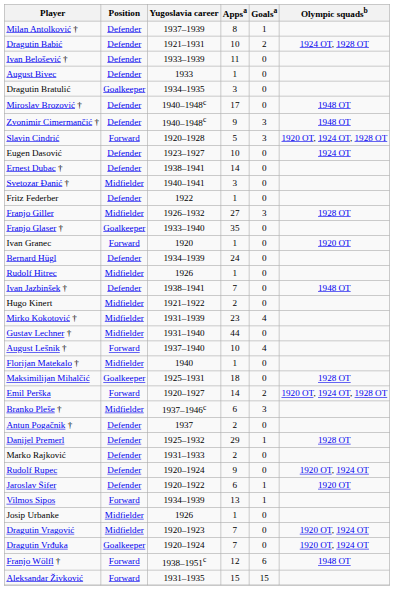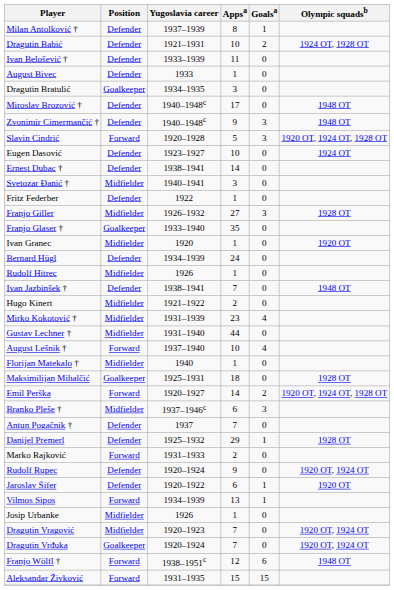(124, 243) Forward -> (124, 243) Midfielder
(235, 425) 2 -> (235, 425) 7
(124, 455) Defender -> (124, 455) Forward
